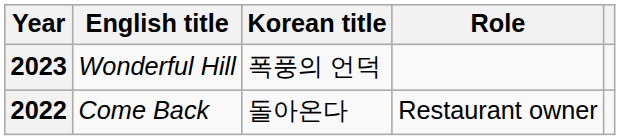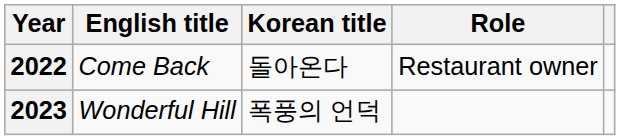rows swapped: (39, 111) <-> (39, 67)
